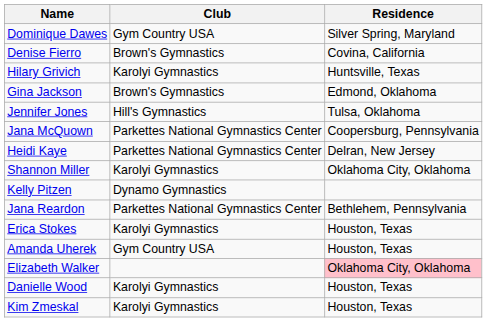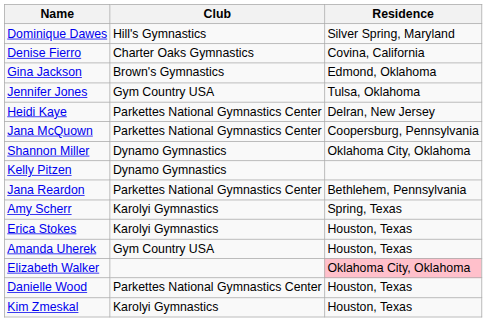(164, 33) Gym Country USA -> (160, 33) Hill's Gymnastics
(168, 53) Brown's Gymnastics -> (183, 53) Charter Oaks Gymnastics
- row: (44, 72)
(160, 111) Hill's Gymnastics -> (164, 92) Gym Country USA
rows swapped: (37, 151) <-> (50, 131)
(166, 170) Karolyi Gymnastics -> (170, 151) Dynamo Gymnastics
+ row: (39, 209)
(166, 287) Karolyi Gymnastics -> (217, 287) Parkettes National Gymnastics Center
